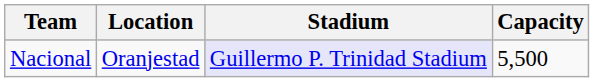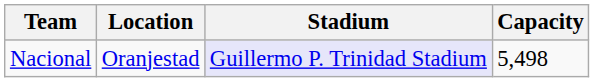(523, 58) 5,500 -> (523, 58) 5,498
